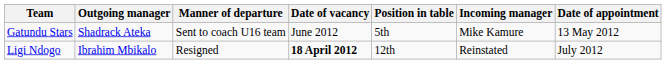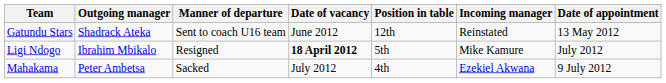(382, 31) 5th -> (385, 31) 12th
(491, 31) Mike Kamure -> (483, 31) Reinstated
(385, 50) 12th -> (382, 50) 5th
(483, 50) Reinstated -> (491, 50) Mike Kamure
+ row: (33, 68)
